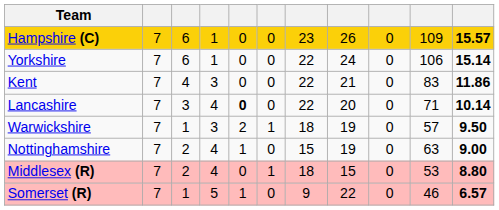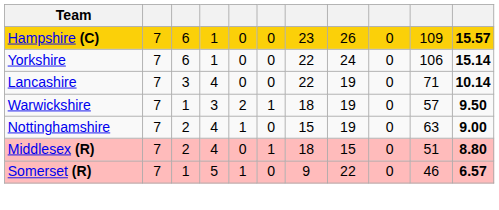- row: (22, 82)
(243, 104) bold -> (243, 82) normal
(348, 104) 20 -> (348, 82) 19
(431, 171) 53 -> (431, 149) 51
